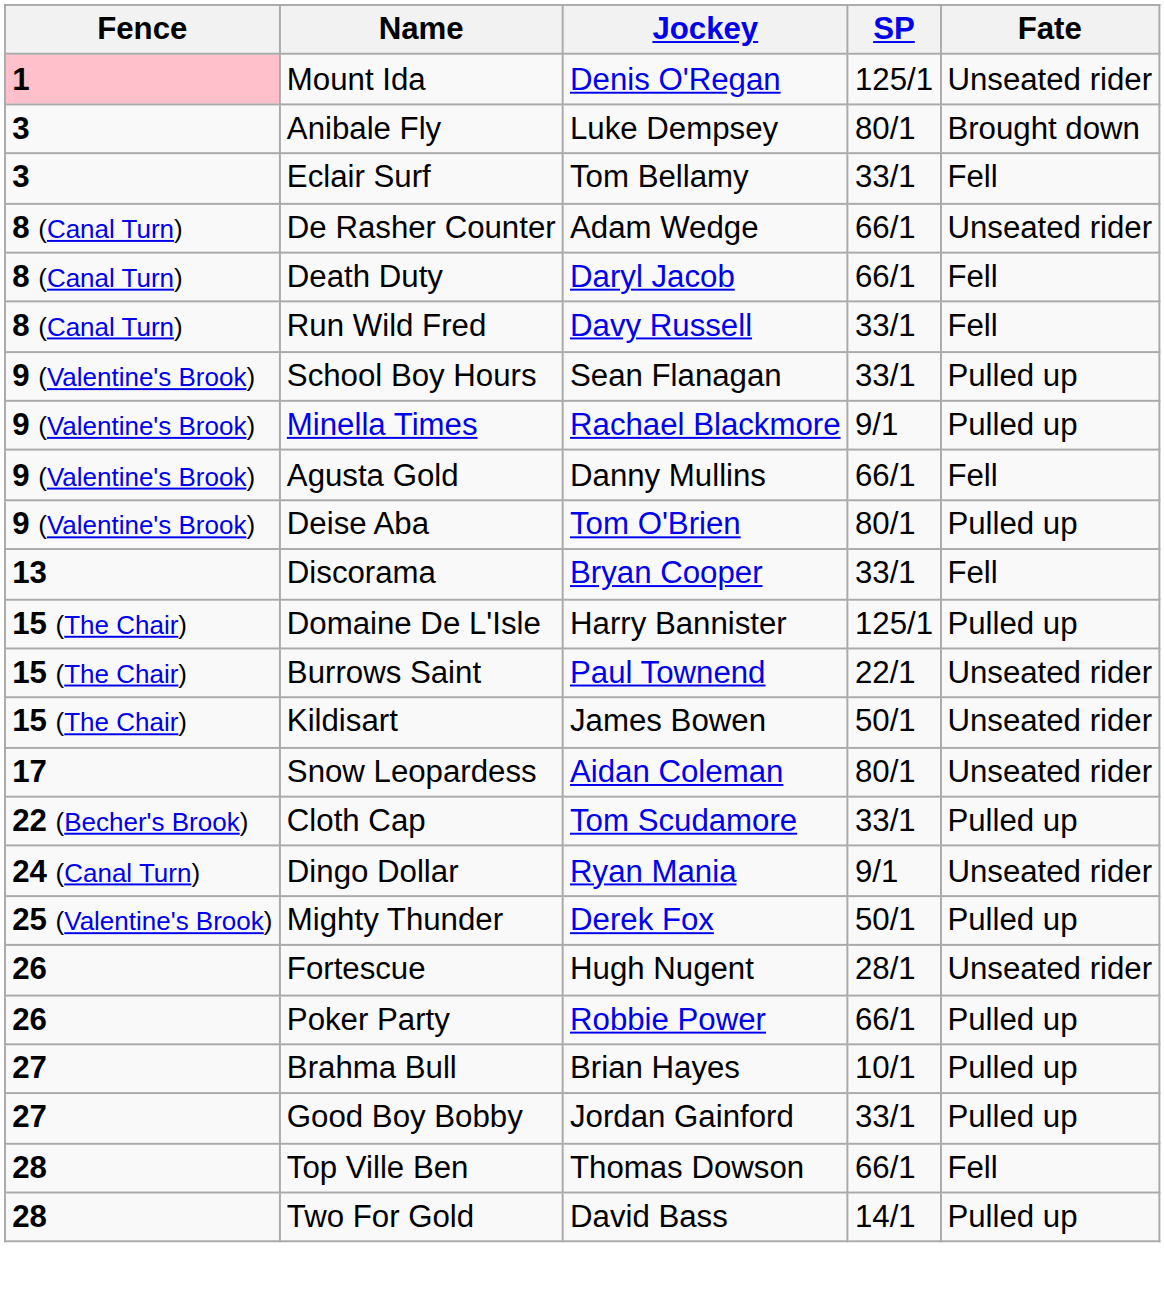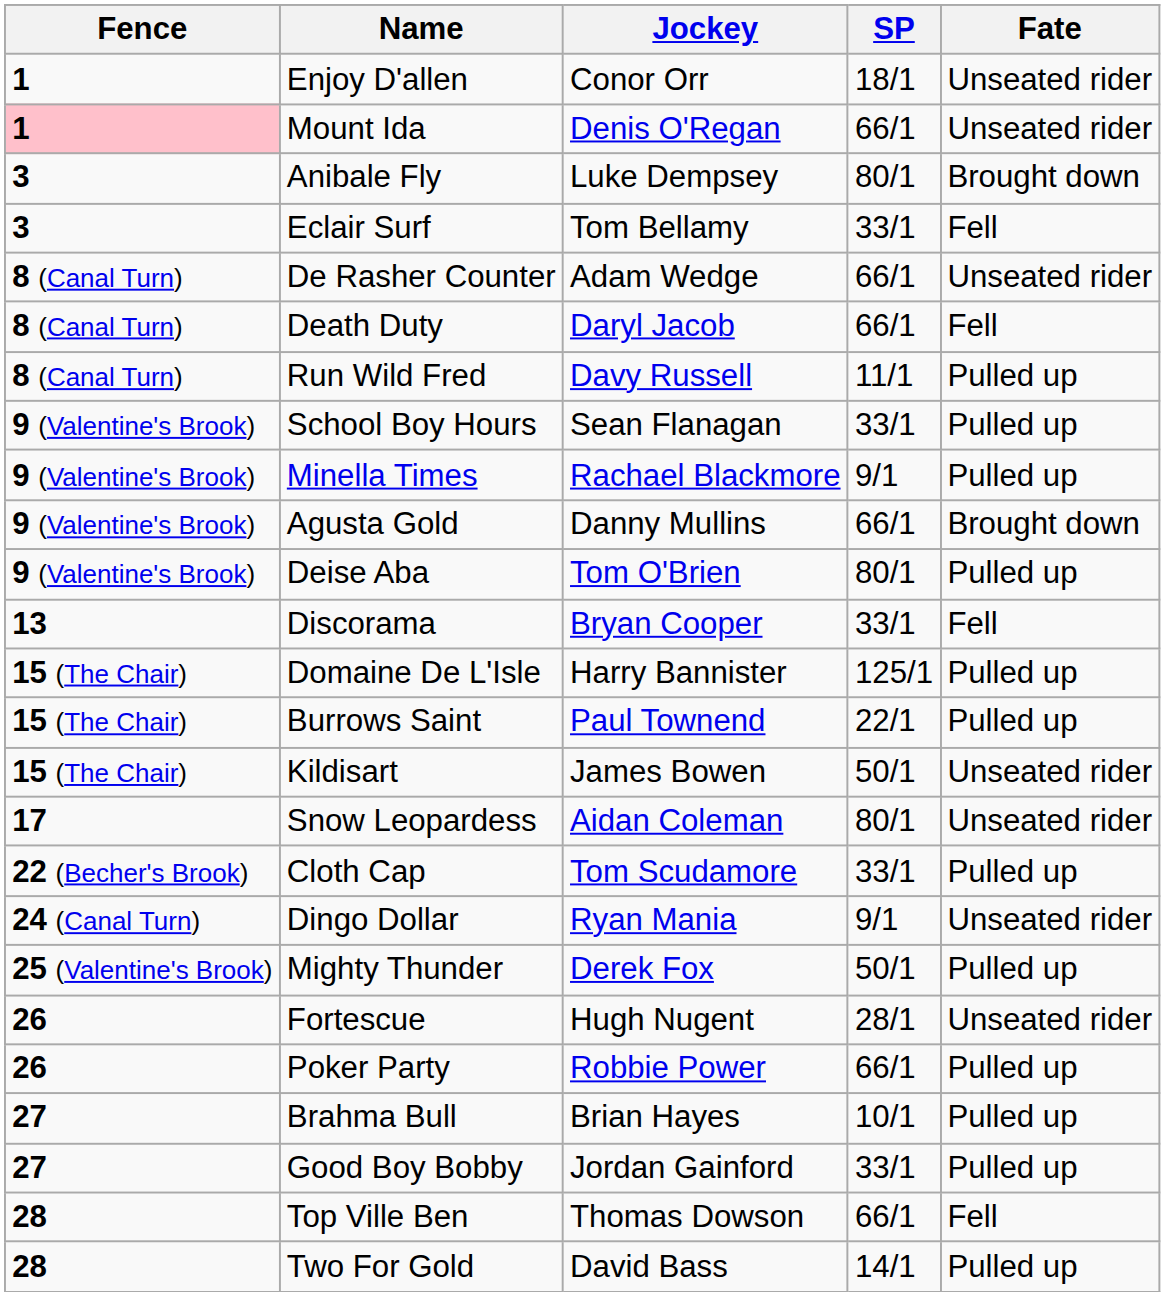+ row: (377, 78)
(894, 78) 125/1 -> (885, 128) 66/1
(885, 326) 33/1 -> (884, 375) 11/1
(973, 326) Fell -> (1012, 375) Pulled up
(973, 474) Fell -> (1044, 524) Brought down
(1050, 672) Unseated rider -> (1012, 721) Pulled up
